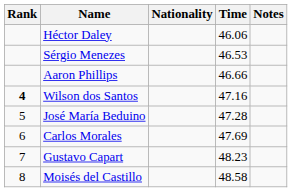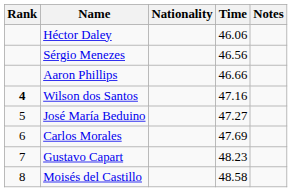(233, 55) 46.53 -> (233, 55) 46.56
(233, 116) 47.28 -> (233, 116) 47.27
